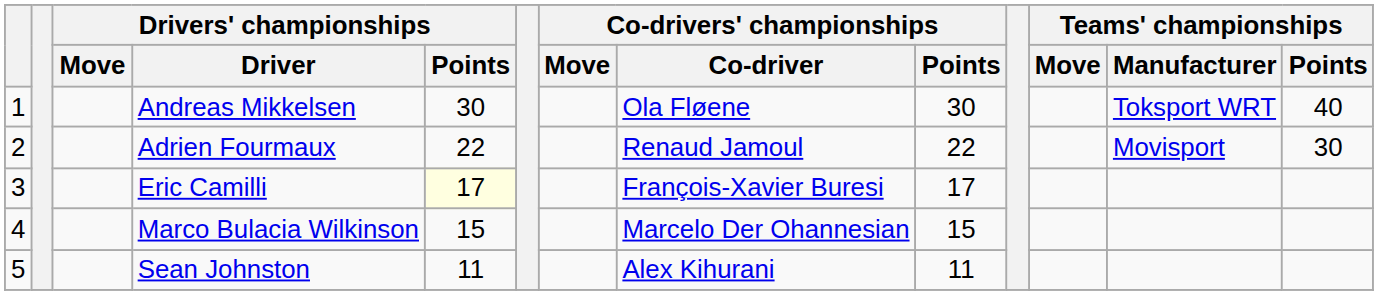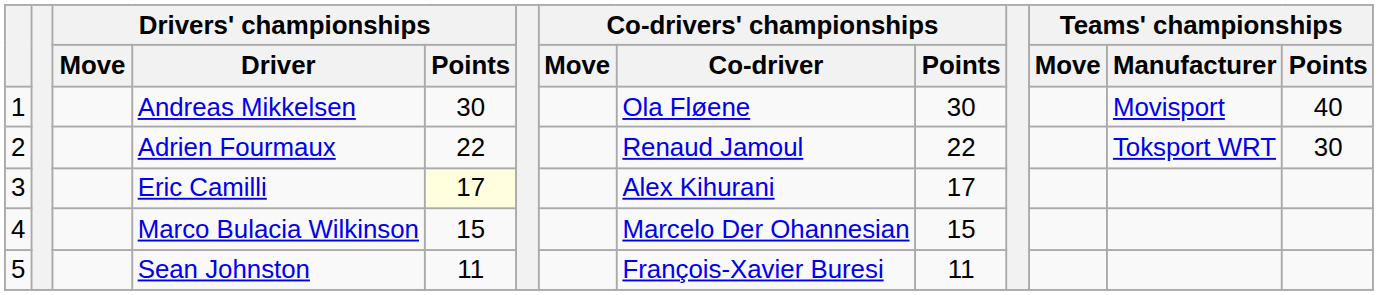(1194, 106) Toksport WRT -> (1169, 106) Movisport
(1169, 147) Movisport -> (1194, 147) Toksport WRT
(753, 188) François-Xavier Buresi -> (698, 188) Alex Kihurani
(698, 269) Alex Kihurani -> (753, 269) François-Xavier Buresi
